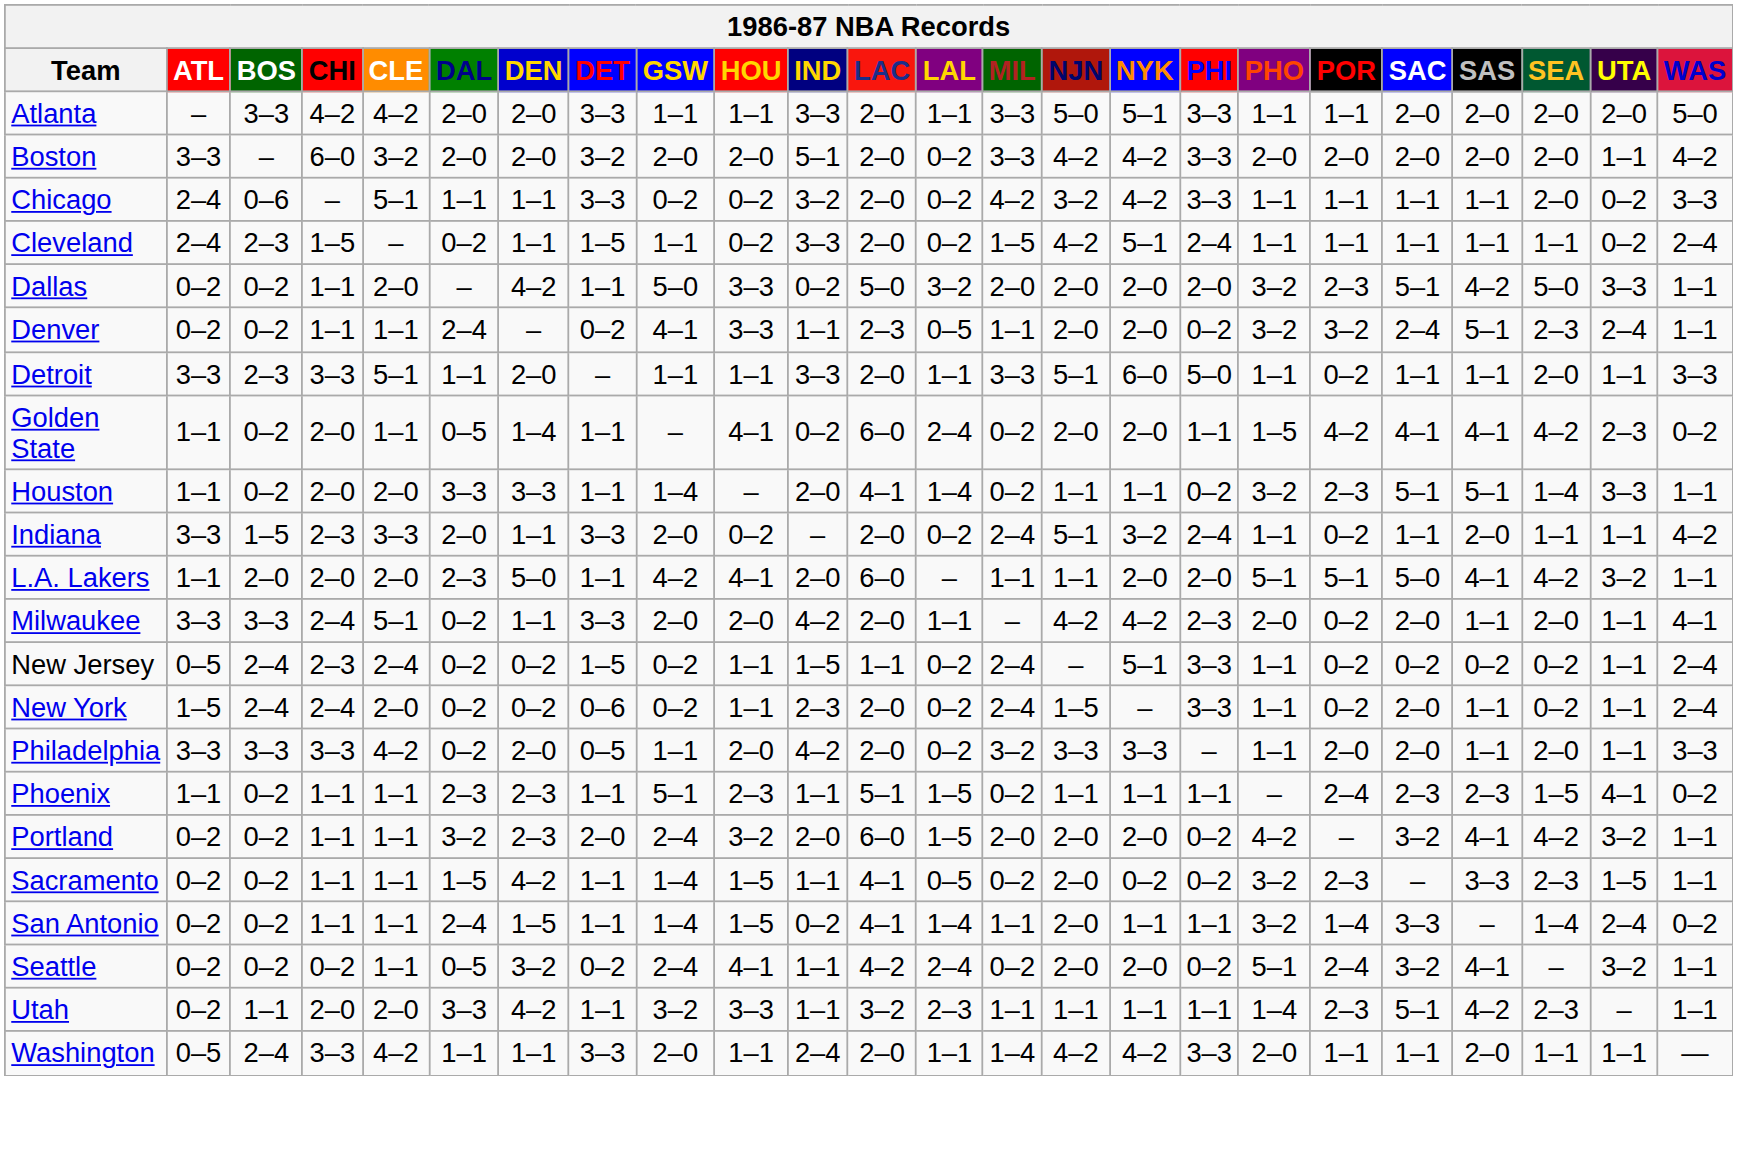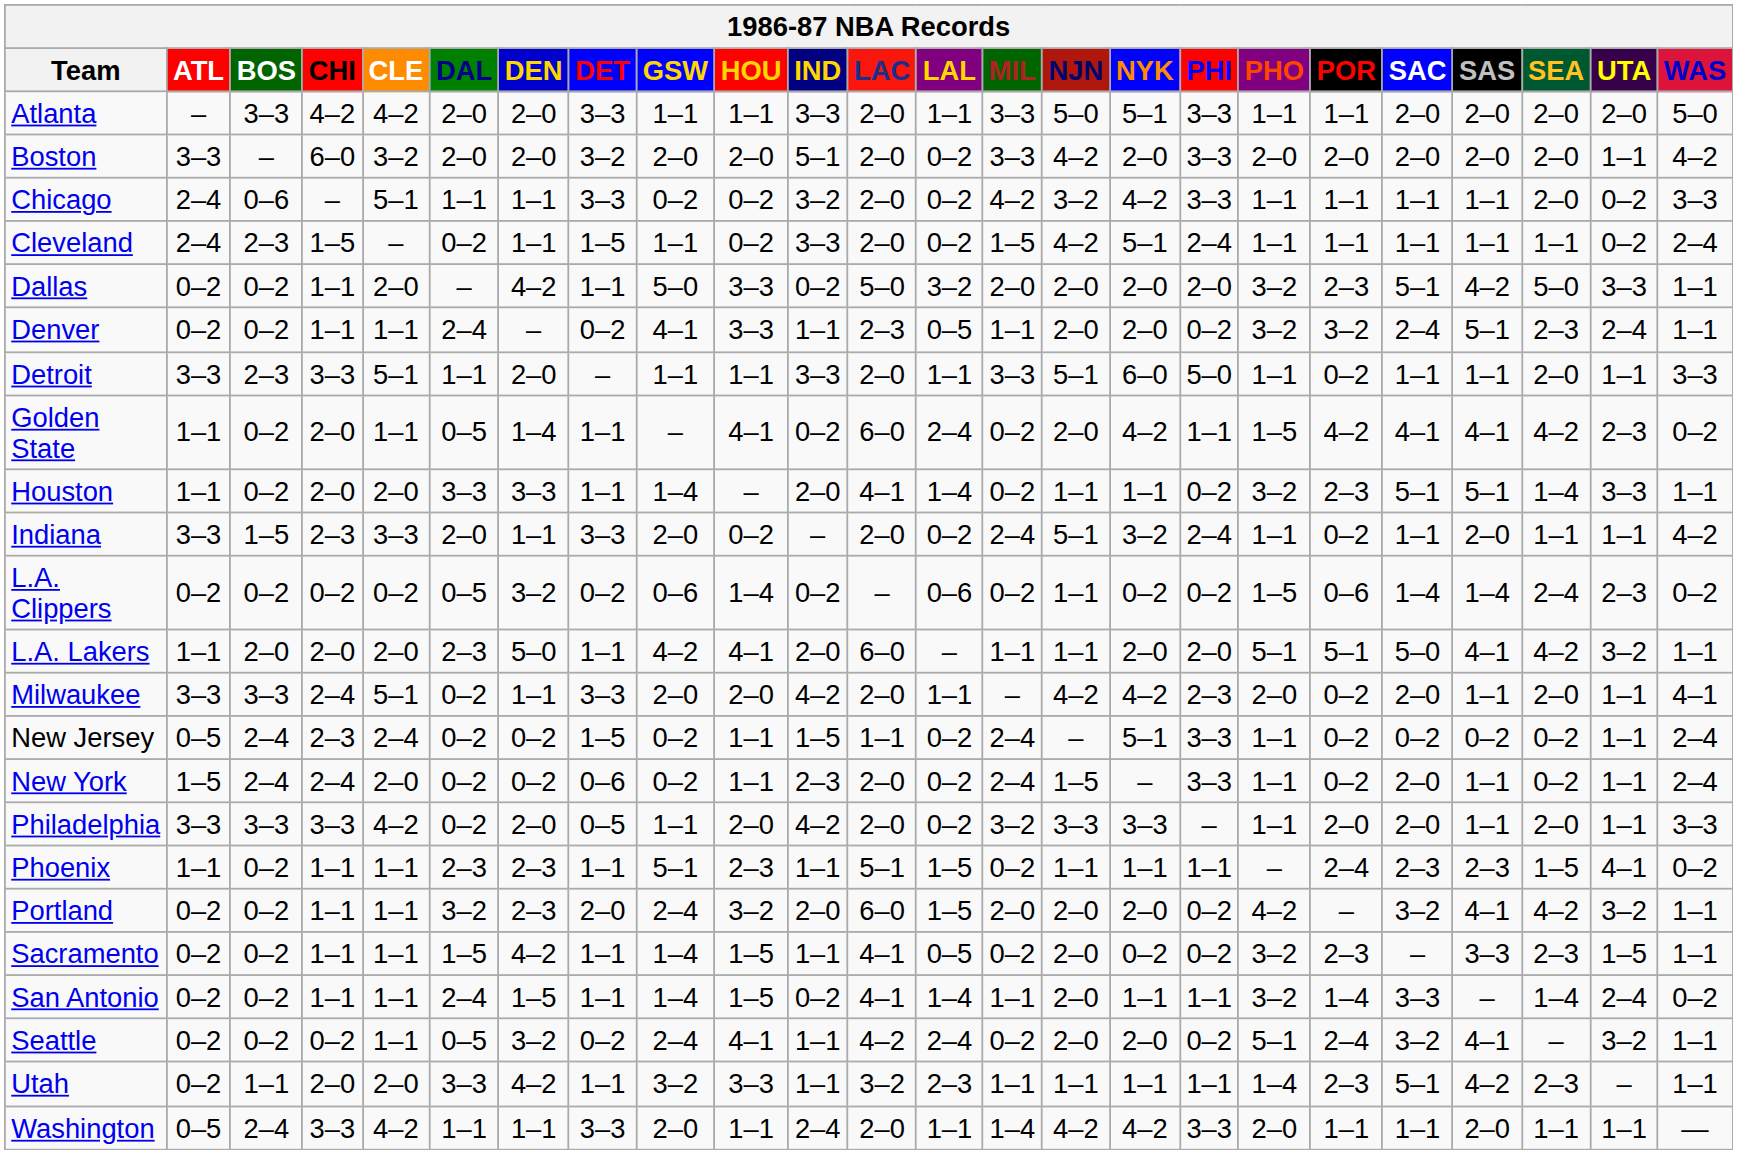(1145, 157) 4–2 -> (1145, 157) 2–0
(1145, 432) 2–0 -> (1145, 432) 4–2
+ row: (61, 592)
